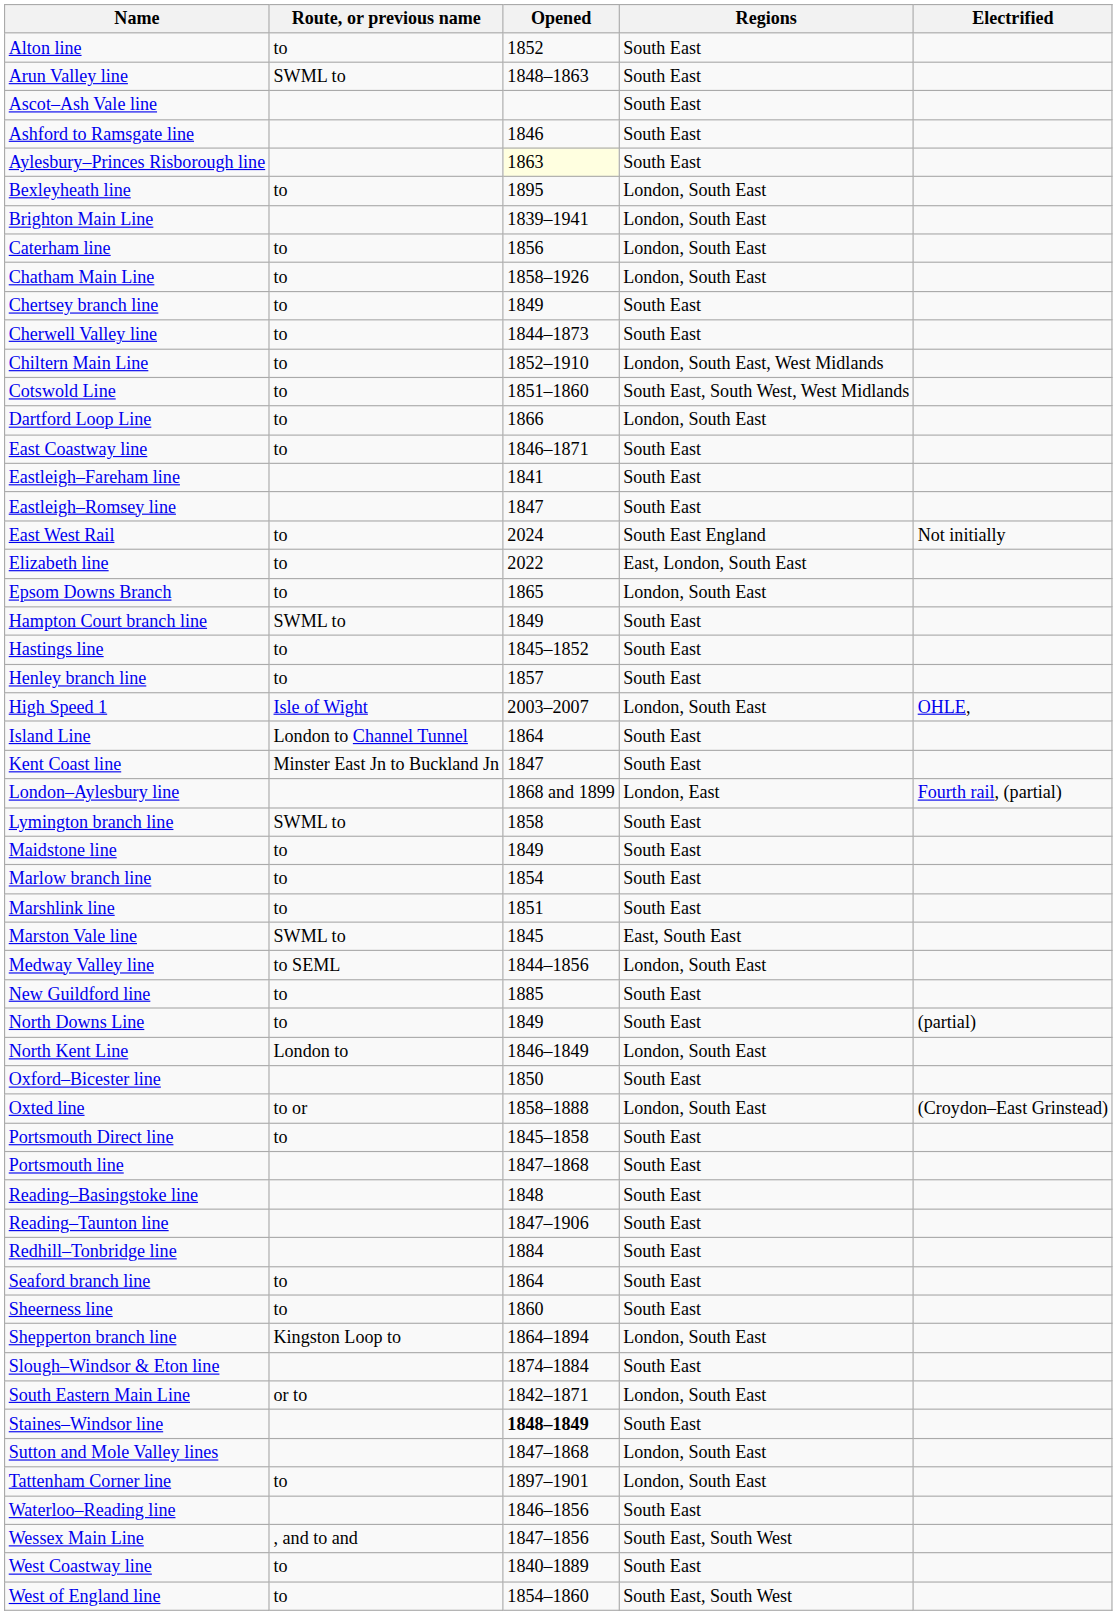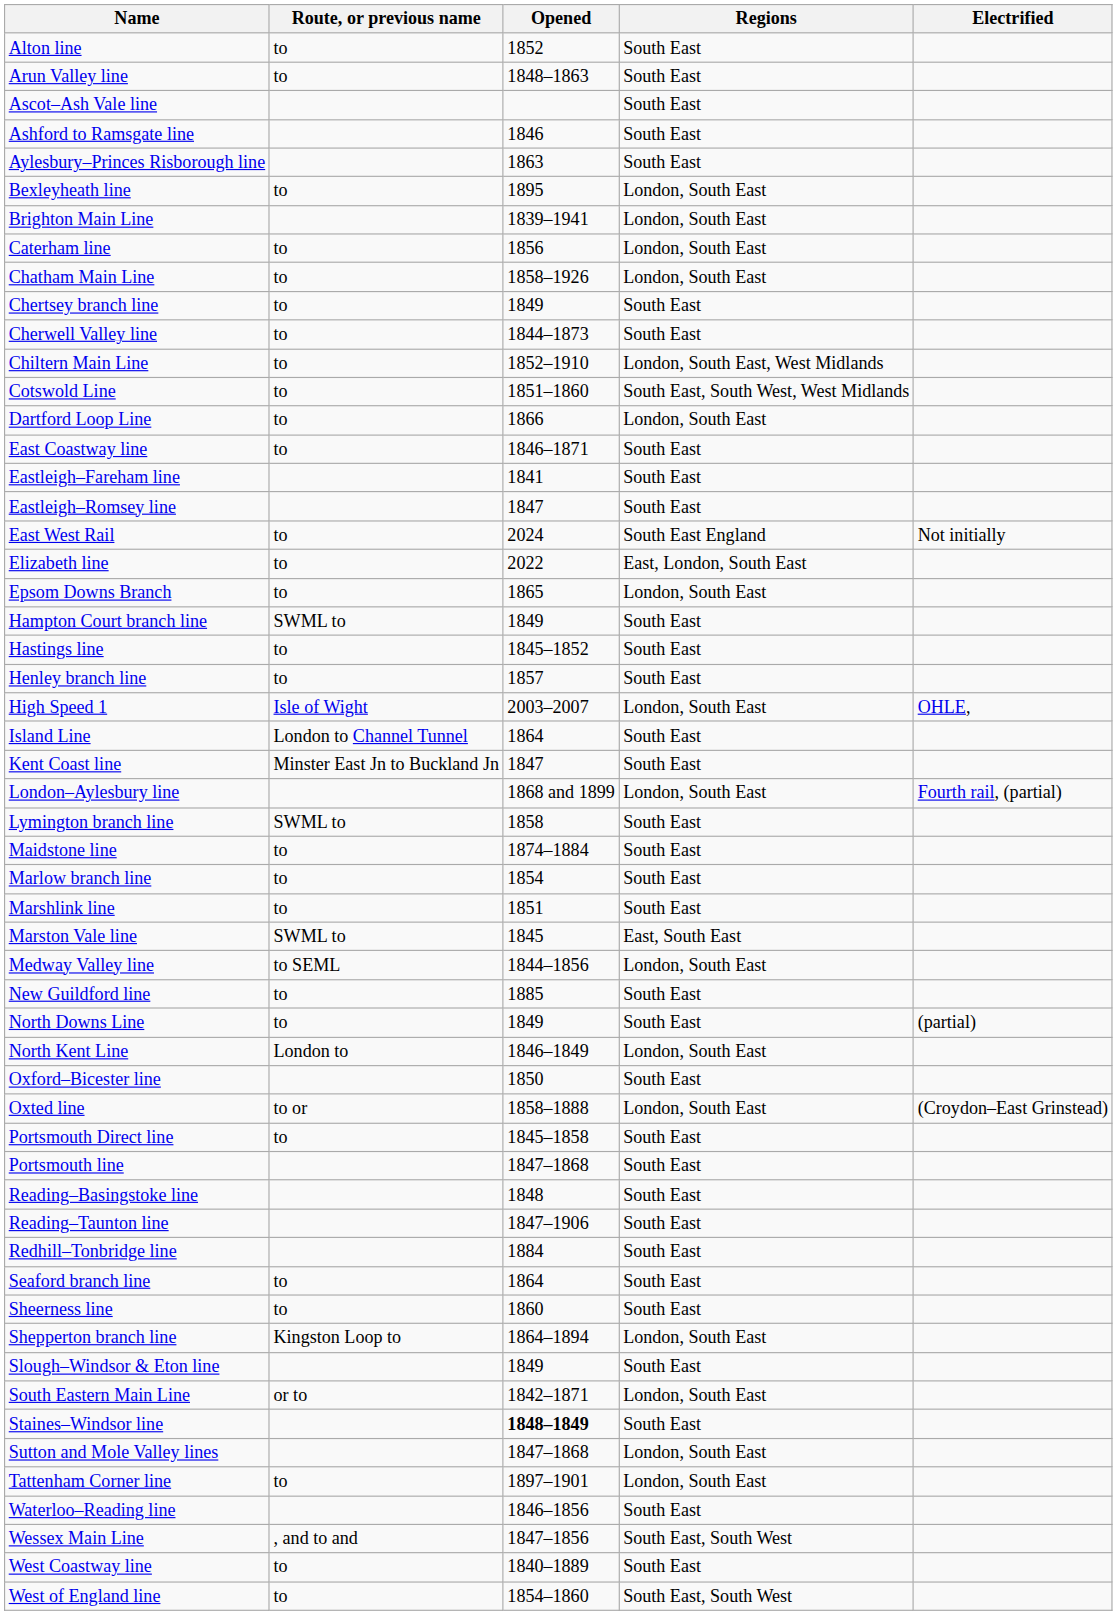(310, 76) SWML to -> (281, 76) to
(525, 162) lightyellow background -> (525, 162) no background
(671, 793) London, East -> (695, 793) London, South East
(525, 850) 1849 -> (548, 850) 1874–1884
(548, 1366) 1874–1884 -> (525, 1366) 1849
